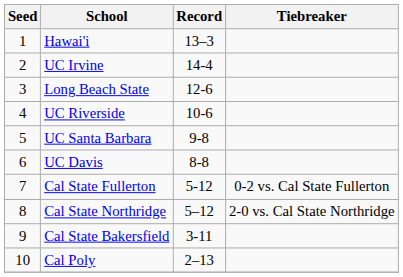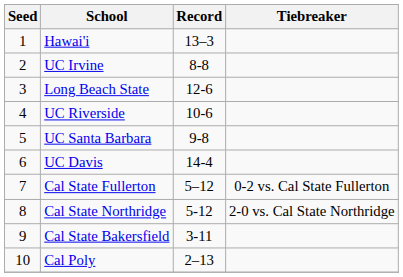(199, 65) 14-4 -> (199, 65) 8-8
(199, 162) 8-8 -> (199, 162) 14-4
(199, 187) 5-12 -> (199, 187) 5–12
(199, 211) 5–12 -> (199, 211) 5-12
